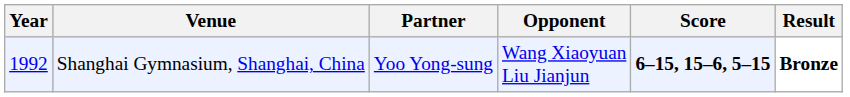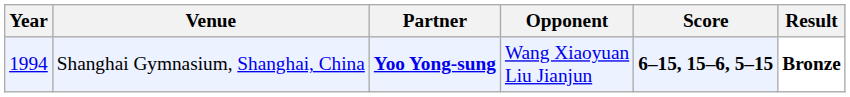(28, 64) 1992 -> (28, 64) 1994
(433, 64) normal -> (435, 64) bold
